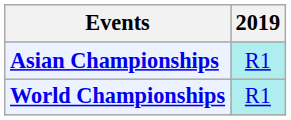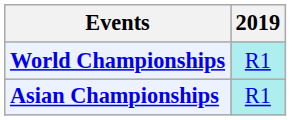rows swapped: (114, 60) <-> (118, 96)
